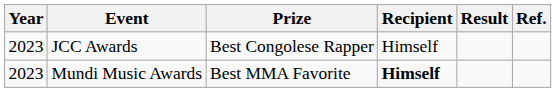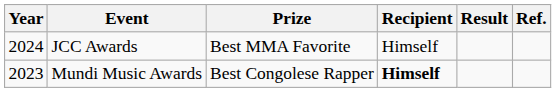(26, 45) 2023 -> (26, 45) 2024
(292, 45) Best Congolese Rapper -> (280, 45) Best MMA Favorite
(280, 73) Best MMA Favorite -> (292, 73) Best Congolese Rapper
